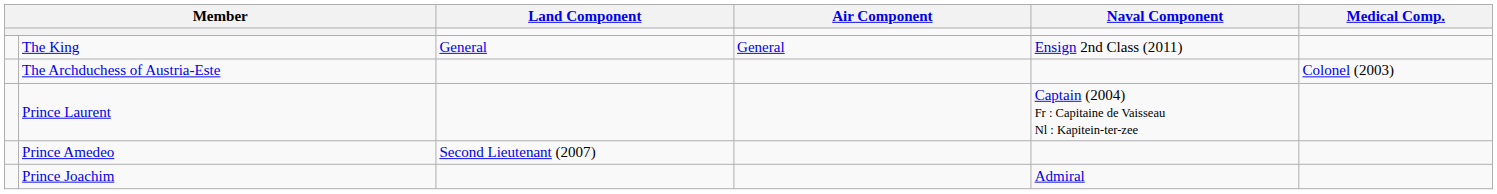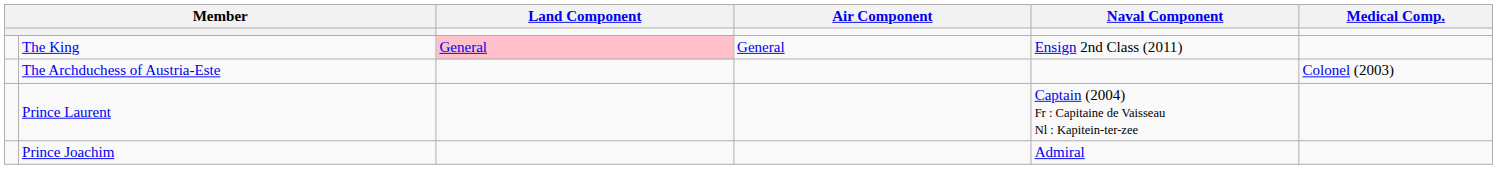(463, 47) no background -> (463, 47) pink background
- row: (68, 152)
